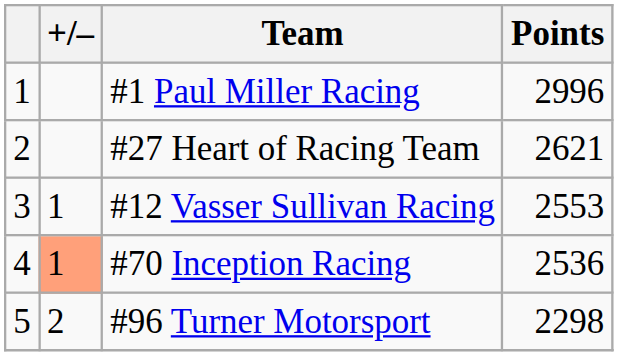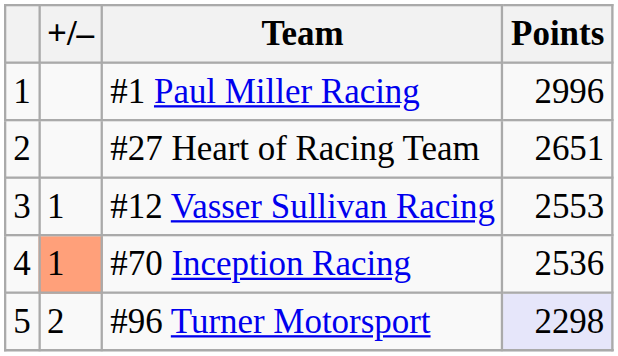(569, 148) 2621 -> (569, 148) 2651
(569, 321) no background -> (569, 321) lavender background
